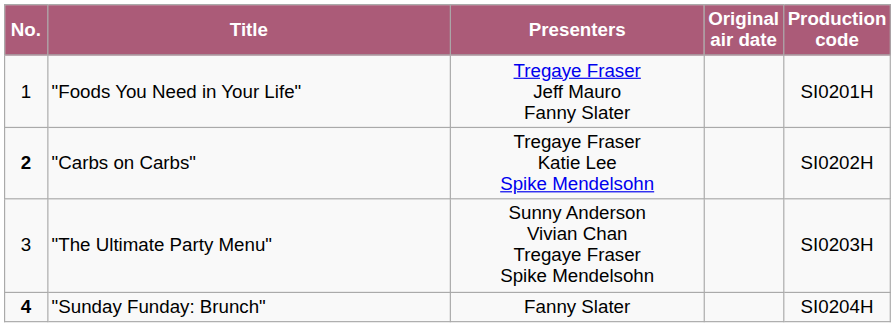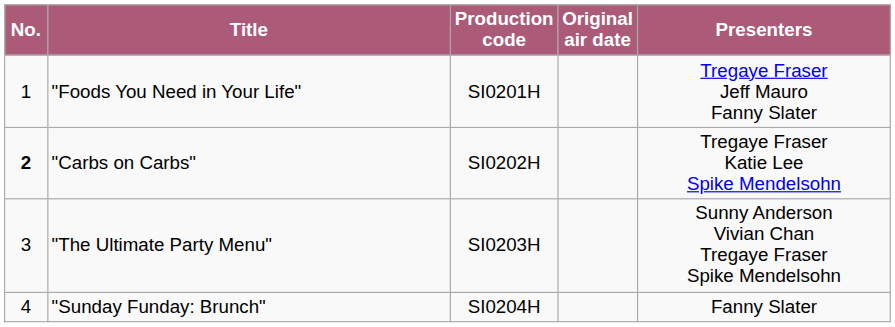columns swapped: (577, 29) <-> (837, 29)
(26, 306) bold -> (26, 306) normal
